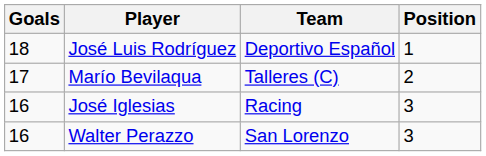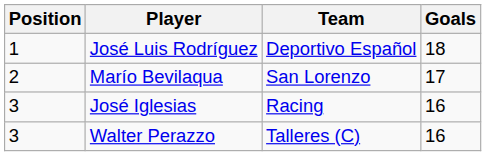columns swapped: (440, 19) <-> (34, 19)
(292, 77) Talleres (C) -> (318, 77) San Lorenzo
(297, 135) San Lorenzo -> (313, 135) Talleres (C)
